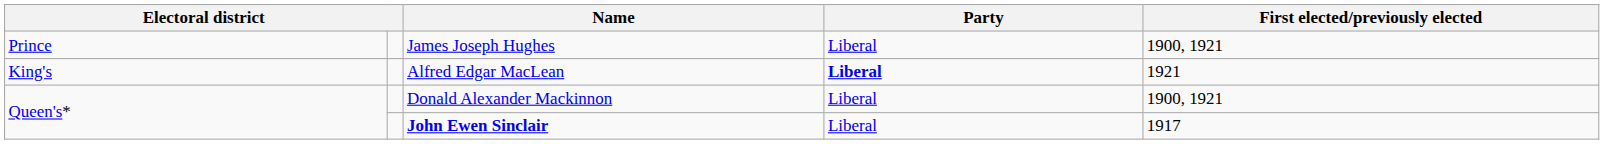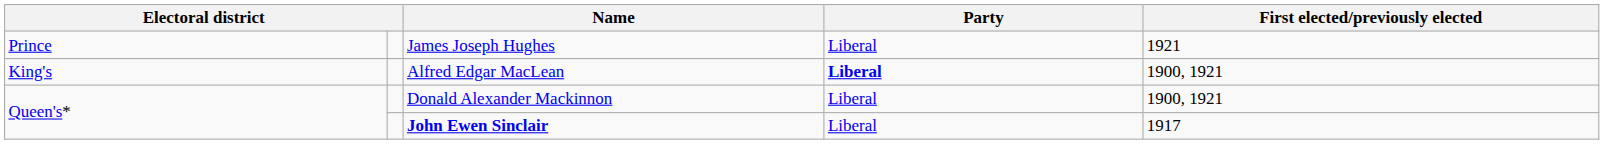(1185, 44) 1900, 1921 -> (1164, 44) 1921
(1164, 71) 1921 -> (1185, 71) 1900, 1921
